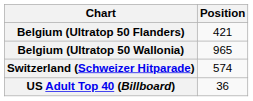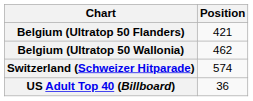(223, 50) 965 -> (223, 50) 462
